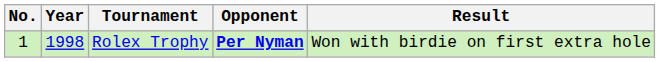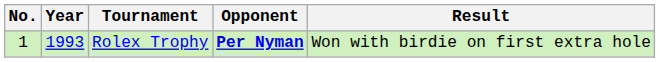(65, 44) 1998 -> (65, 44) 1993
